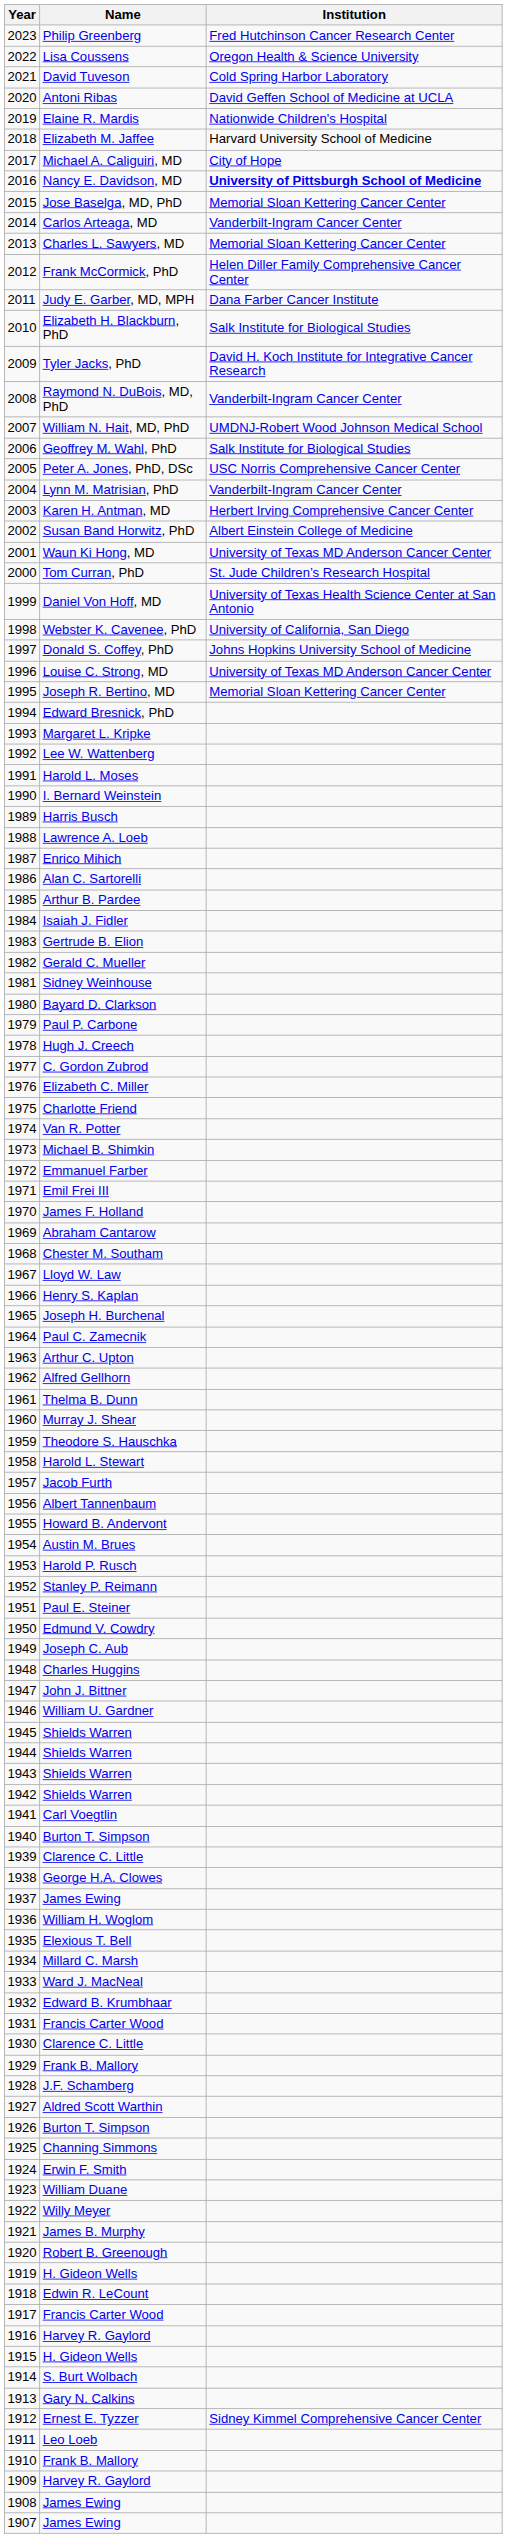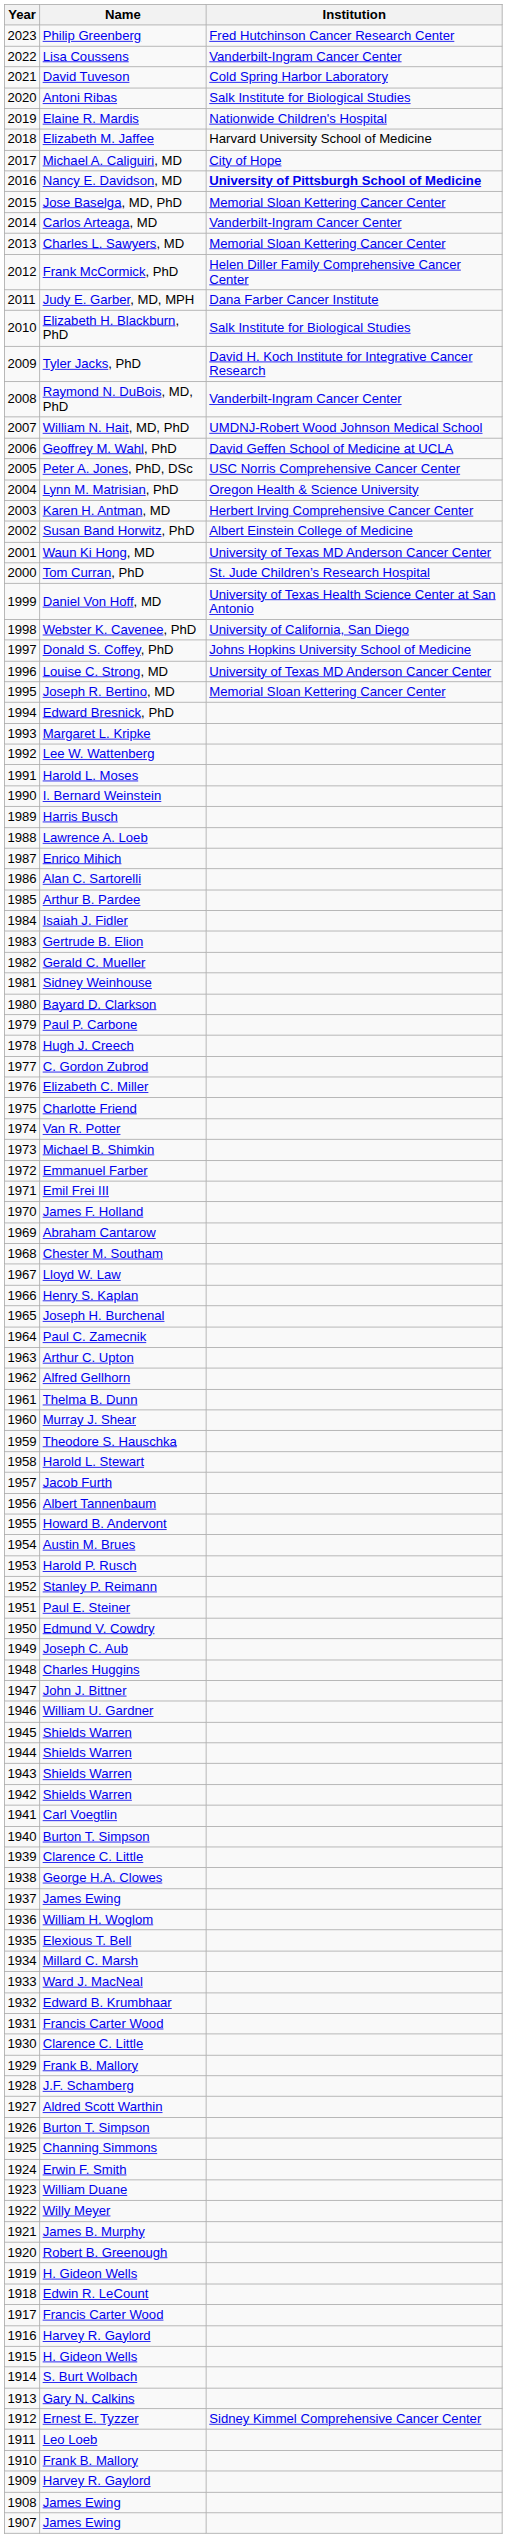(314, 56) Oregon Health & Science University -> (305, 56) Vanderbilt-Ingram Cancer Center
(331, 98) David Geffen School of Medicine at UCLA -> (310, 98) Salk Institute for Biological Studies
(310, 448) Salk Institute for Biological Studies -> (331, 448) David Geffen School of Medicine at UCLA
(305, 490) Vanderbilt-Ingram Cancer Center -> (314, 490) Oregon Health & Science University
